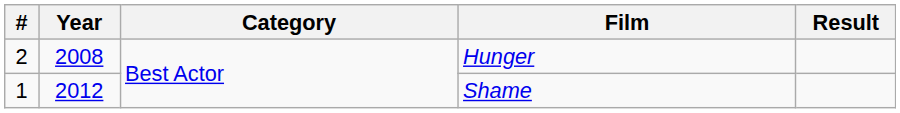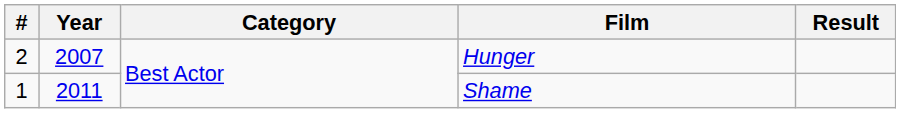(79, 57) 2008 -> (79, 57) 2007
(79, 91) 2012 -> (79, 91) 2011
